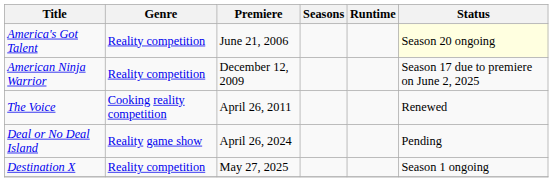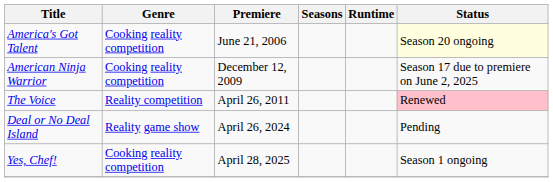(156, 40) Reality competition -> (143, 40) Cooking reality competition
(156, 74) Reality competition -> (143, 74) Cooking reality competition
(146, 107) Cooking reality competition -> (154, 100) Reality competition
(424, 107) no background -> (423, 100) pink background
+ row: (32, 160)
- row: (41, 167)
